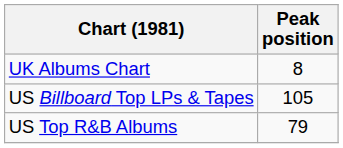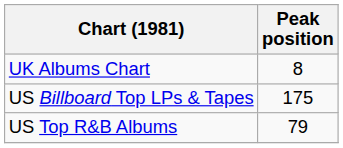(298, 98) 105 -> (298, 98) 175
